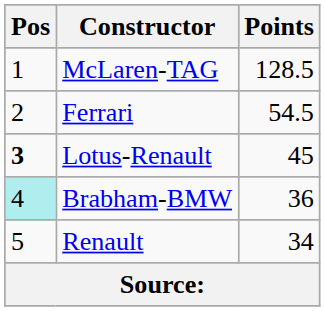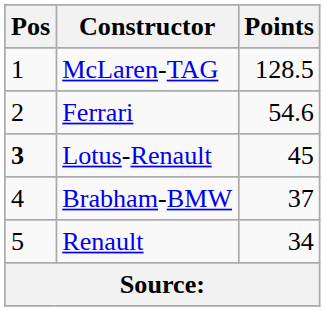(291, 112) 54.5 -> (291, 112) 54.6
(17, 198) paleturquoise background -> (17, 198) no background
(301, 198) 36 -> (301, 198) 37
